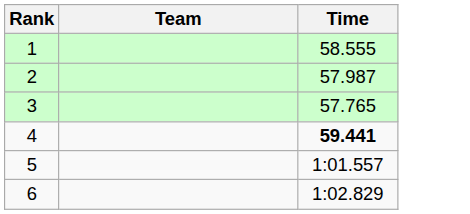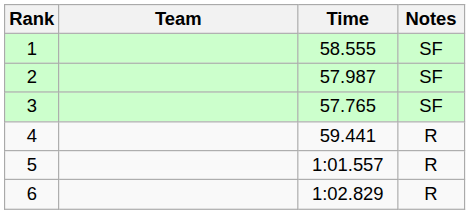+ column: (431, 19)
(348, 135) bold -> (348, 135) normal
